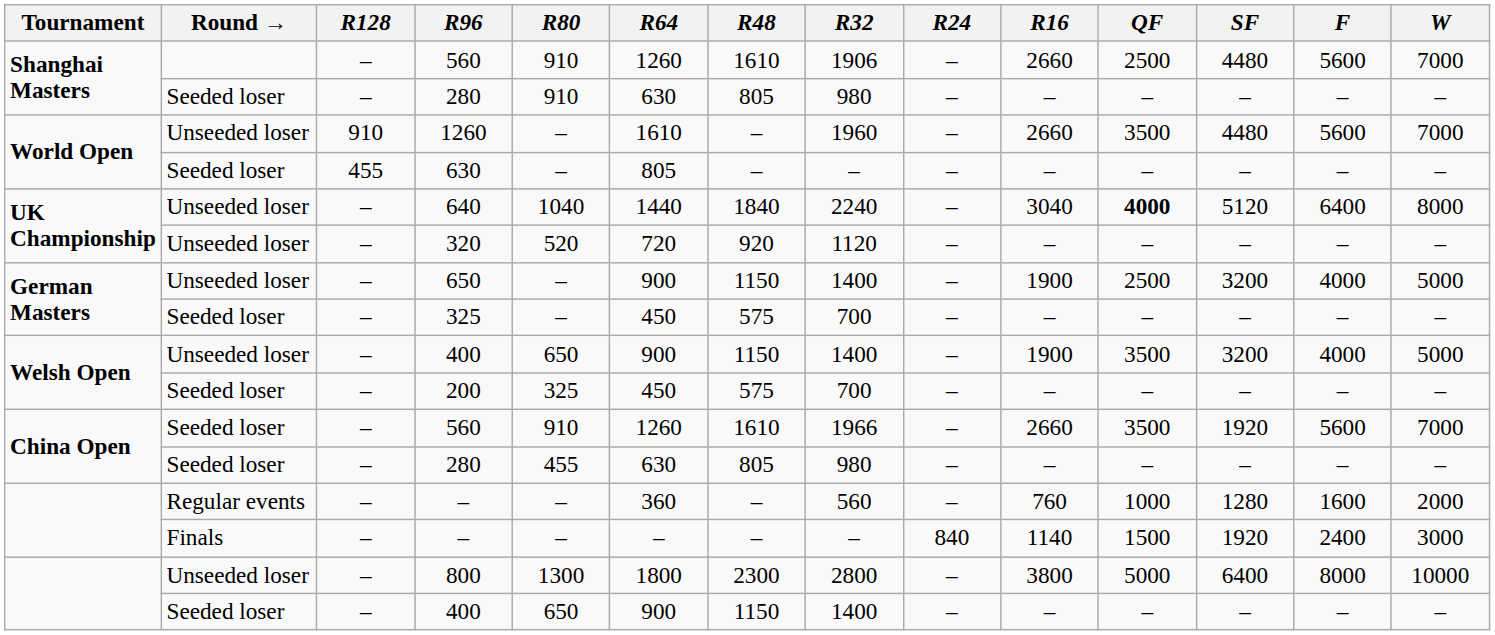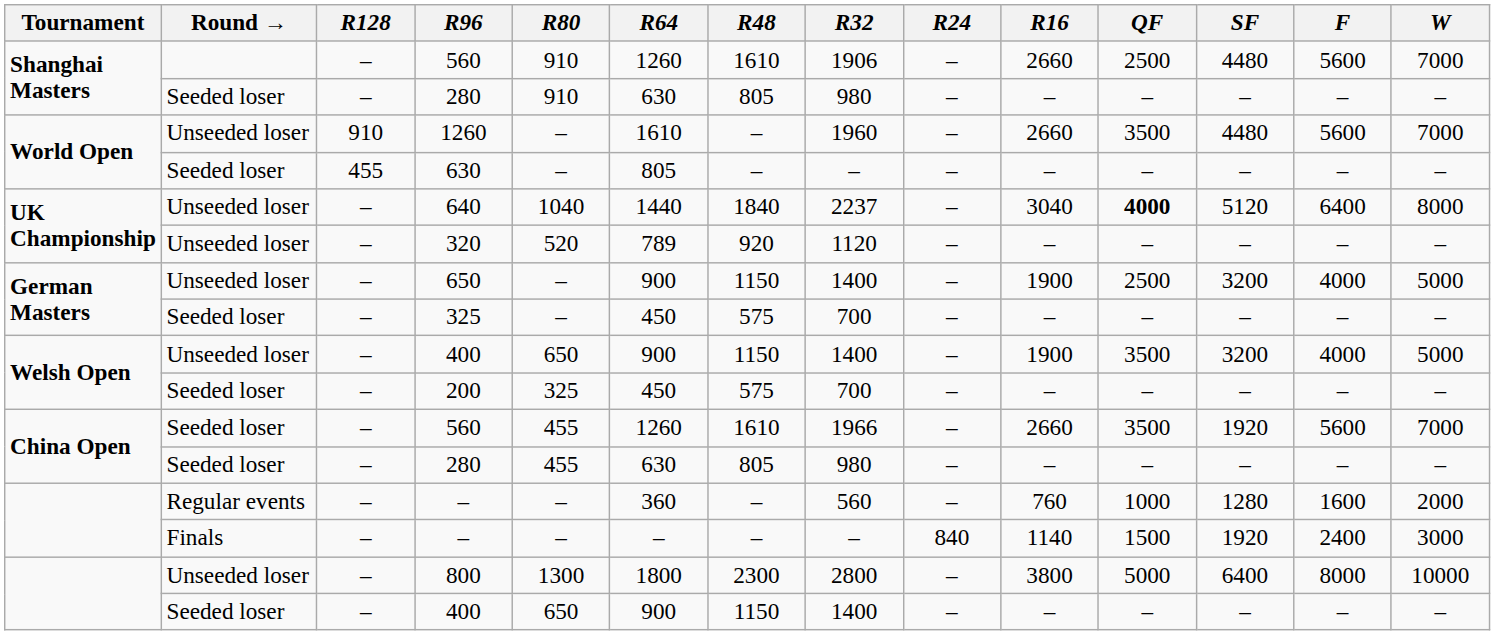(854, 206) 2240 -> (854, 206) 2237
(659, 243) 720 -> (659, 243) 789
(561, 427) 910 -> (561, 427) 455
